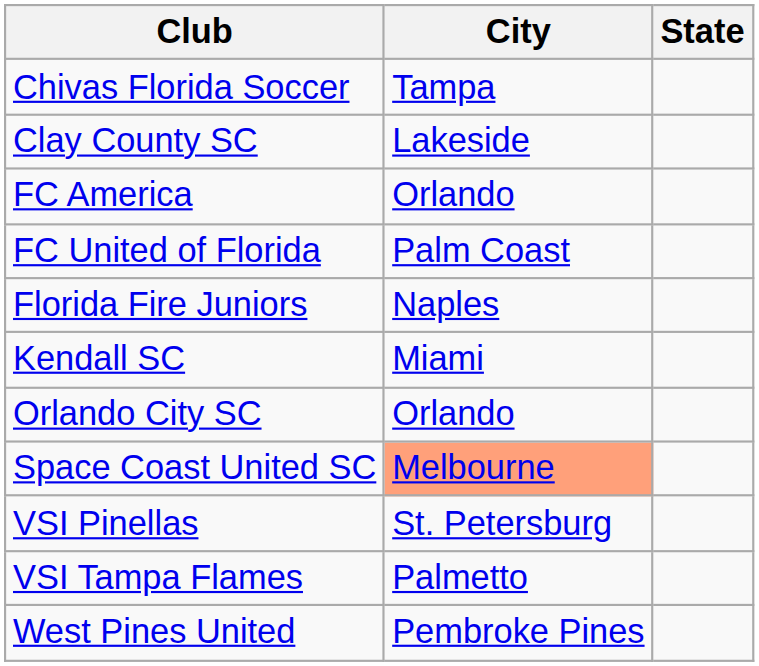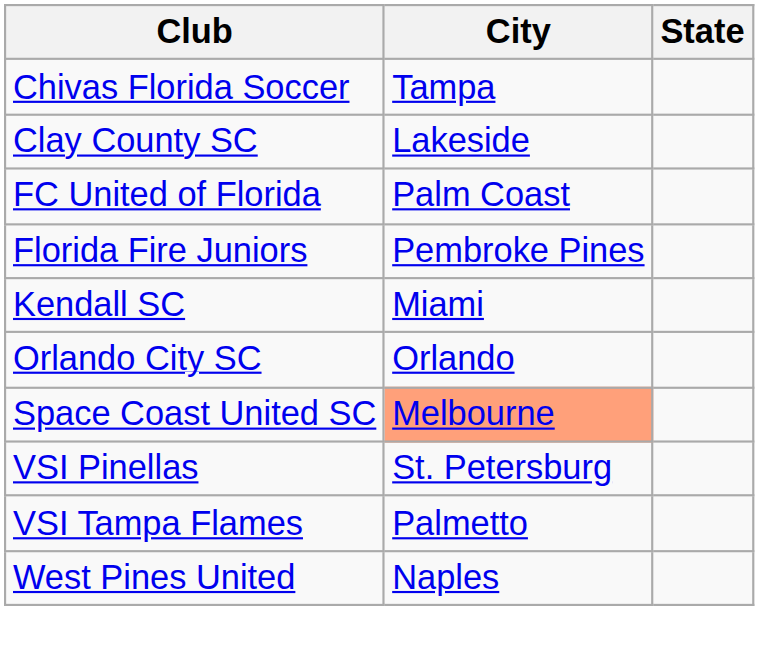- row: (103, 195)
(446, 304) Naples -> (518, 250) Pembroke Pines
(518, 631) Pembroke Pines -> (446, 577) Naples
